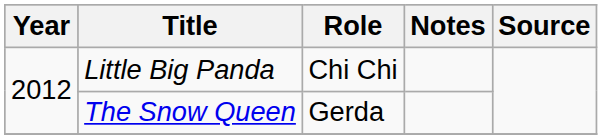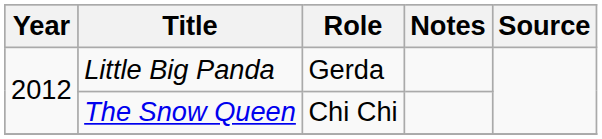(353, 69) Chi Chi -> (346, 69) Gerda
(346, 112) Gerda -> (353, 112) Chi Chi
